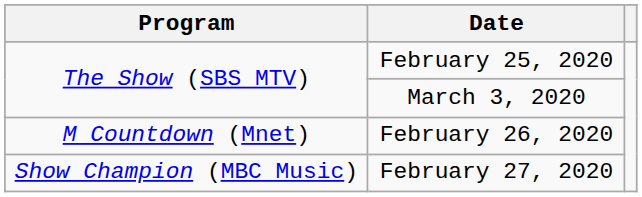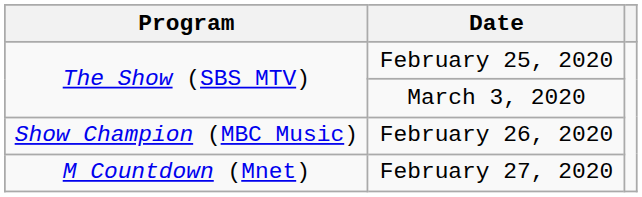(186, 135) M Countdown (Mnet) -> (186, 135) Show Champion (MBC Music)
(186, 173) Show Champion (MBC Music) -> (186, 173) M Countdown (Mnet)
